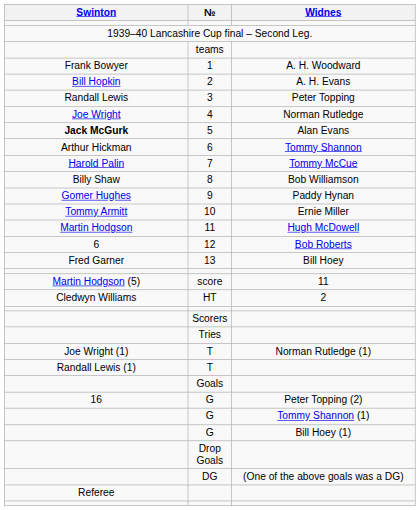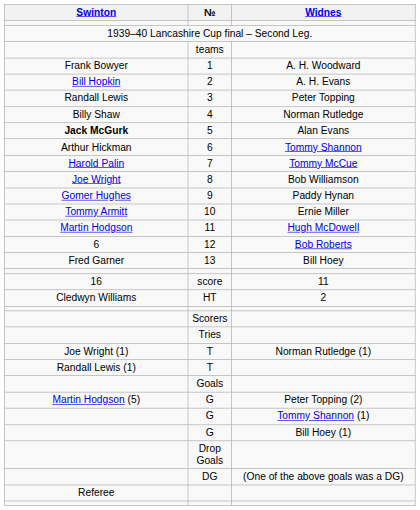(96, 114) Joe Wright -> (96, 114) Billy Shaw
(96, 179) Billy Shaw -> (96, 179) Joe Wright
(96, 281) Martin Hodgson (5) -> (96, 281) 16
(96, 400) 16 -> (96, 400) Martin Hodgson (5)
